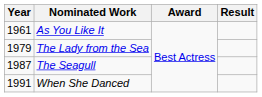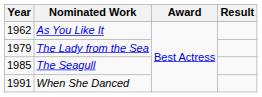(19, 30) 1961 -> (19, 30) 1962
(19, 65) 1987 -> (19, 65) 1985
